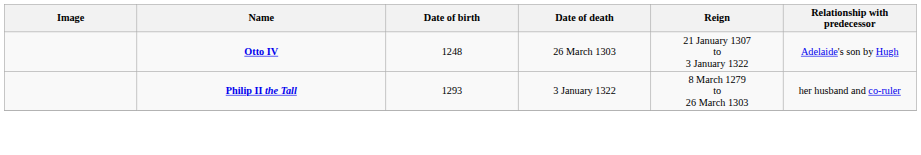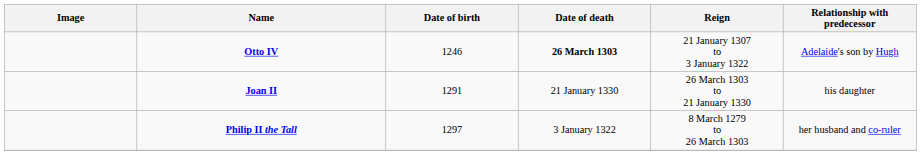(452, 51) 1248 -> (452, 51) 1246
(585, 51) normal -> (585, 51) bold
+ row: (261, 91)
(452, 91) 1293 -> (452, 130) 1297
